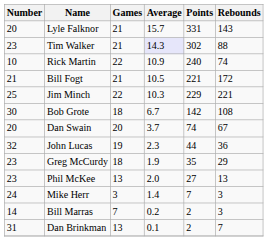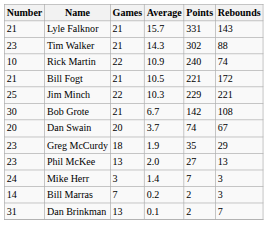(12, 29) 20 -> (12, 29) 21
(156, 46) lavender background -> (156, 46) no background
(118, 112) 18 -> (118, 112) 21
- row: (70, 145)
